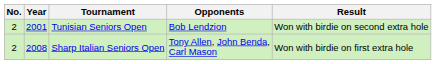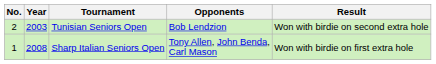(37, 27) 2001 -> (37, 27) 2003
(14, 47) 2 -> (14, 47) 1
